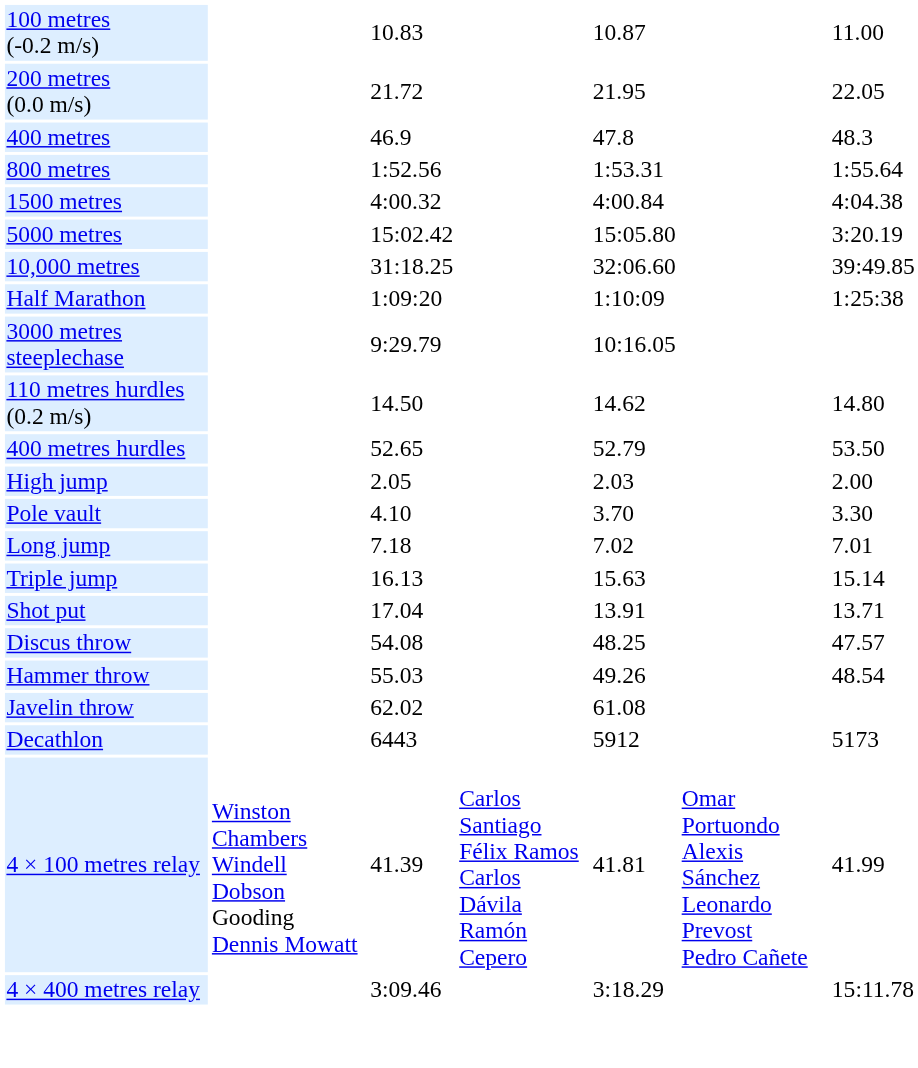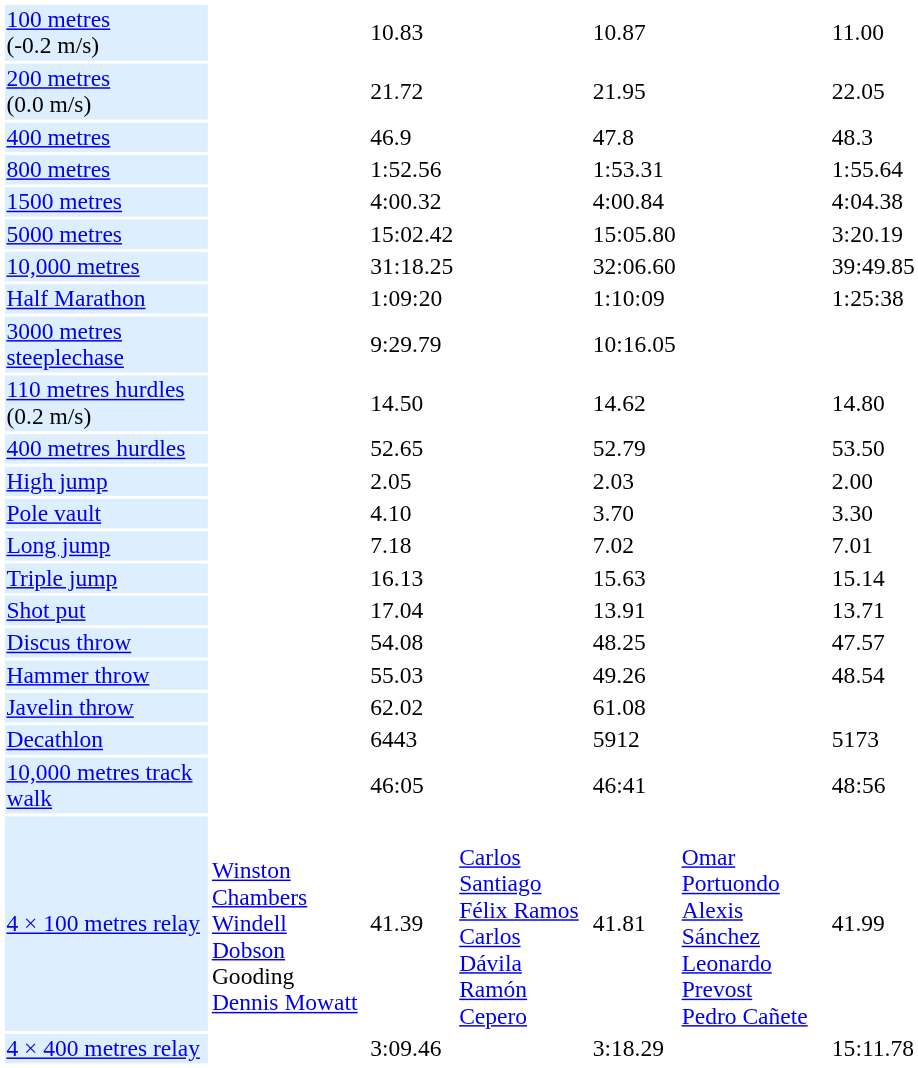+ row: (99, 785)
